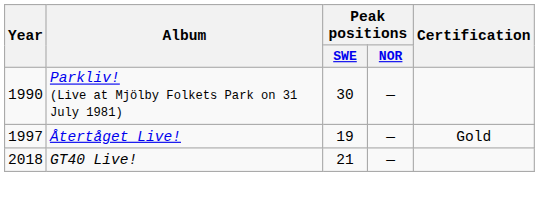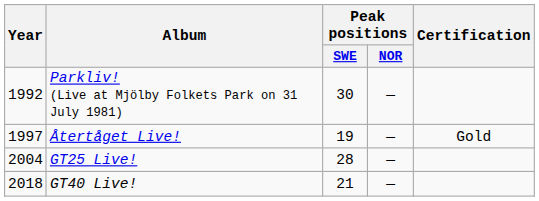(26, 96) 1990 -> (26, 96) 1992
+ row: (94, 160)
